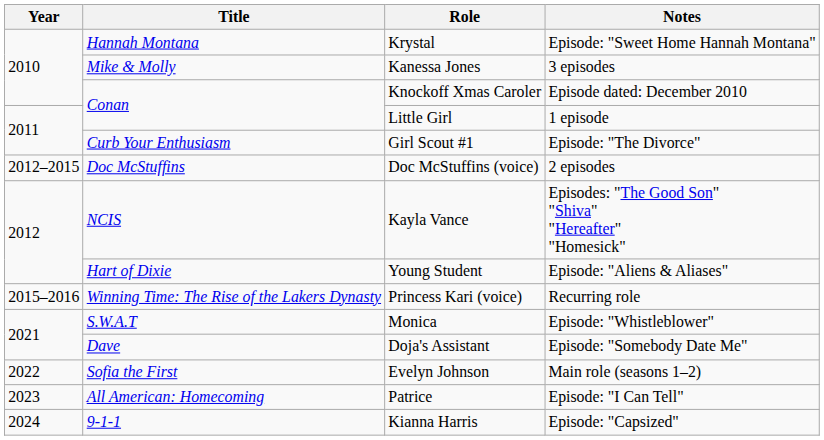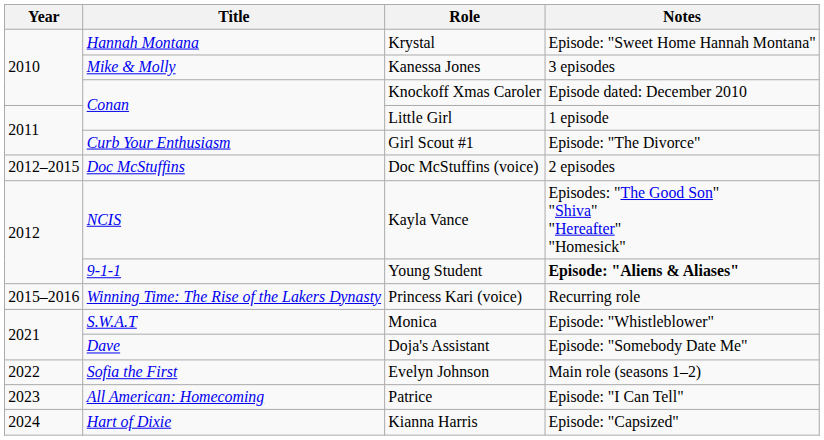(129, 271) Hart of Dixie -> (104, 271) 9-1-1
(638, 271) normal -> (644, 271) bold
(104, 422) 9-1-1 -> (129, 422) Hart of Dixie
